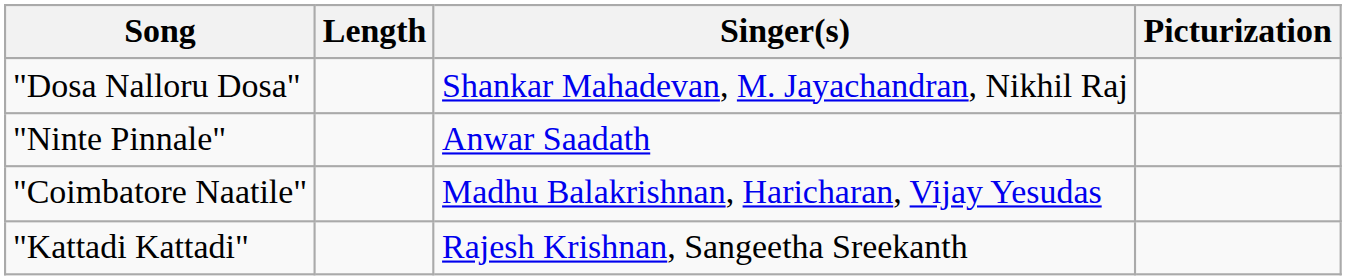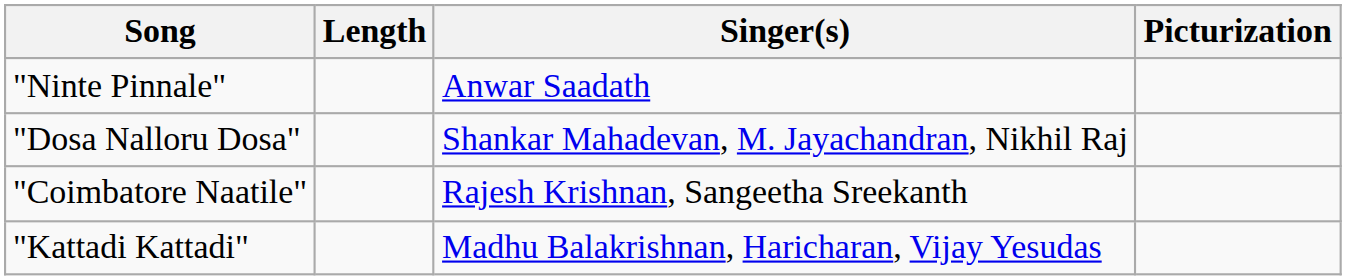rows swapped: (157, 85) <-> (120, 138)
(772, 192) Madhu Balakrishnan, Haricharan, Vijay Yesudas -> (705, 192) Rajesh Krishnan, Sangeetha Sreekanth
(705, 246) Rajesh Krishnan, Sangeetha Sreekanth -> (772, 246) Madhu Balakrishnan, Haricharan, Vijay Yesudas
